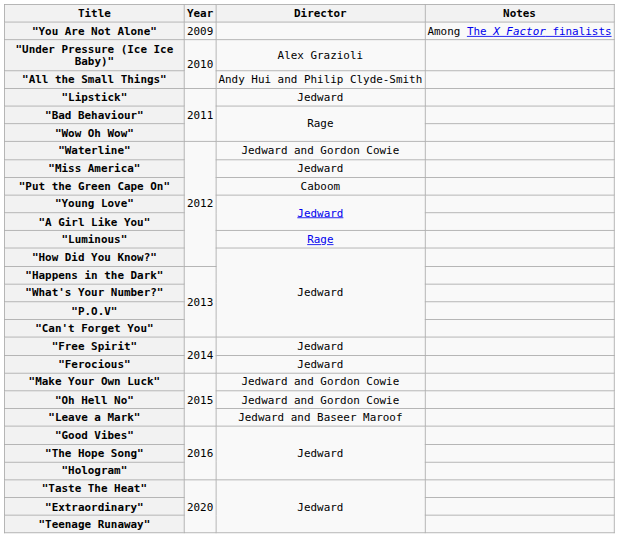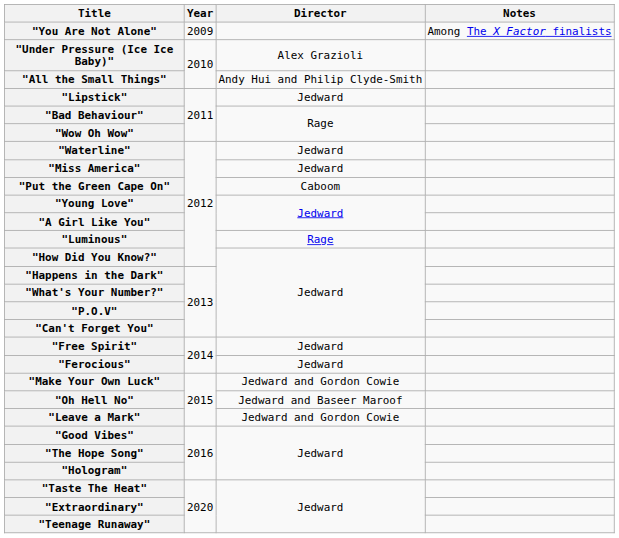(320, 151) Jedward and Gordon Cowie -> (320, 151) Jedward
(320, 400) Jedward and Gordon Cowie -> (320, 400) Jedward and Baseer Maroof
(320, 417) Jedward and Baseer Maroof -> (320, 417) Jedward and Gordon Cowie
